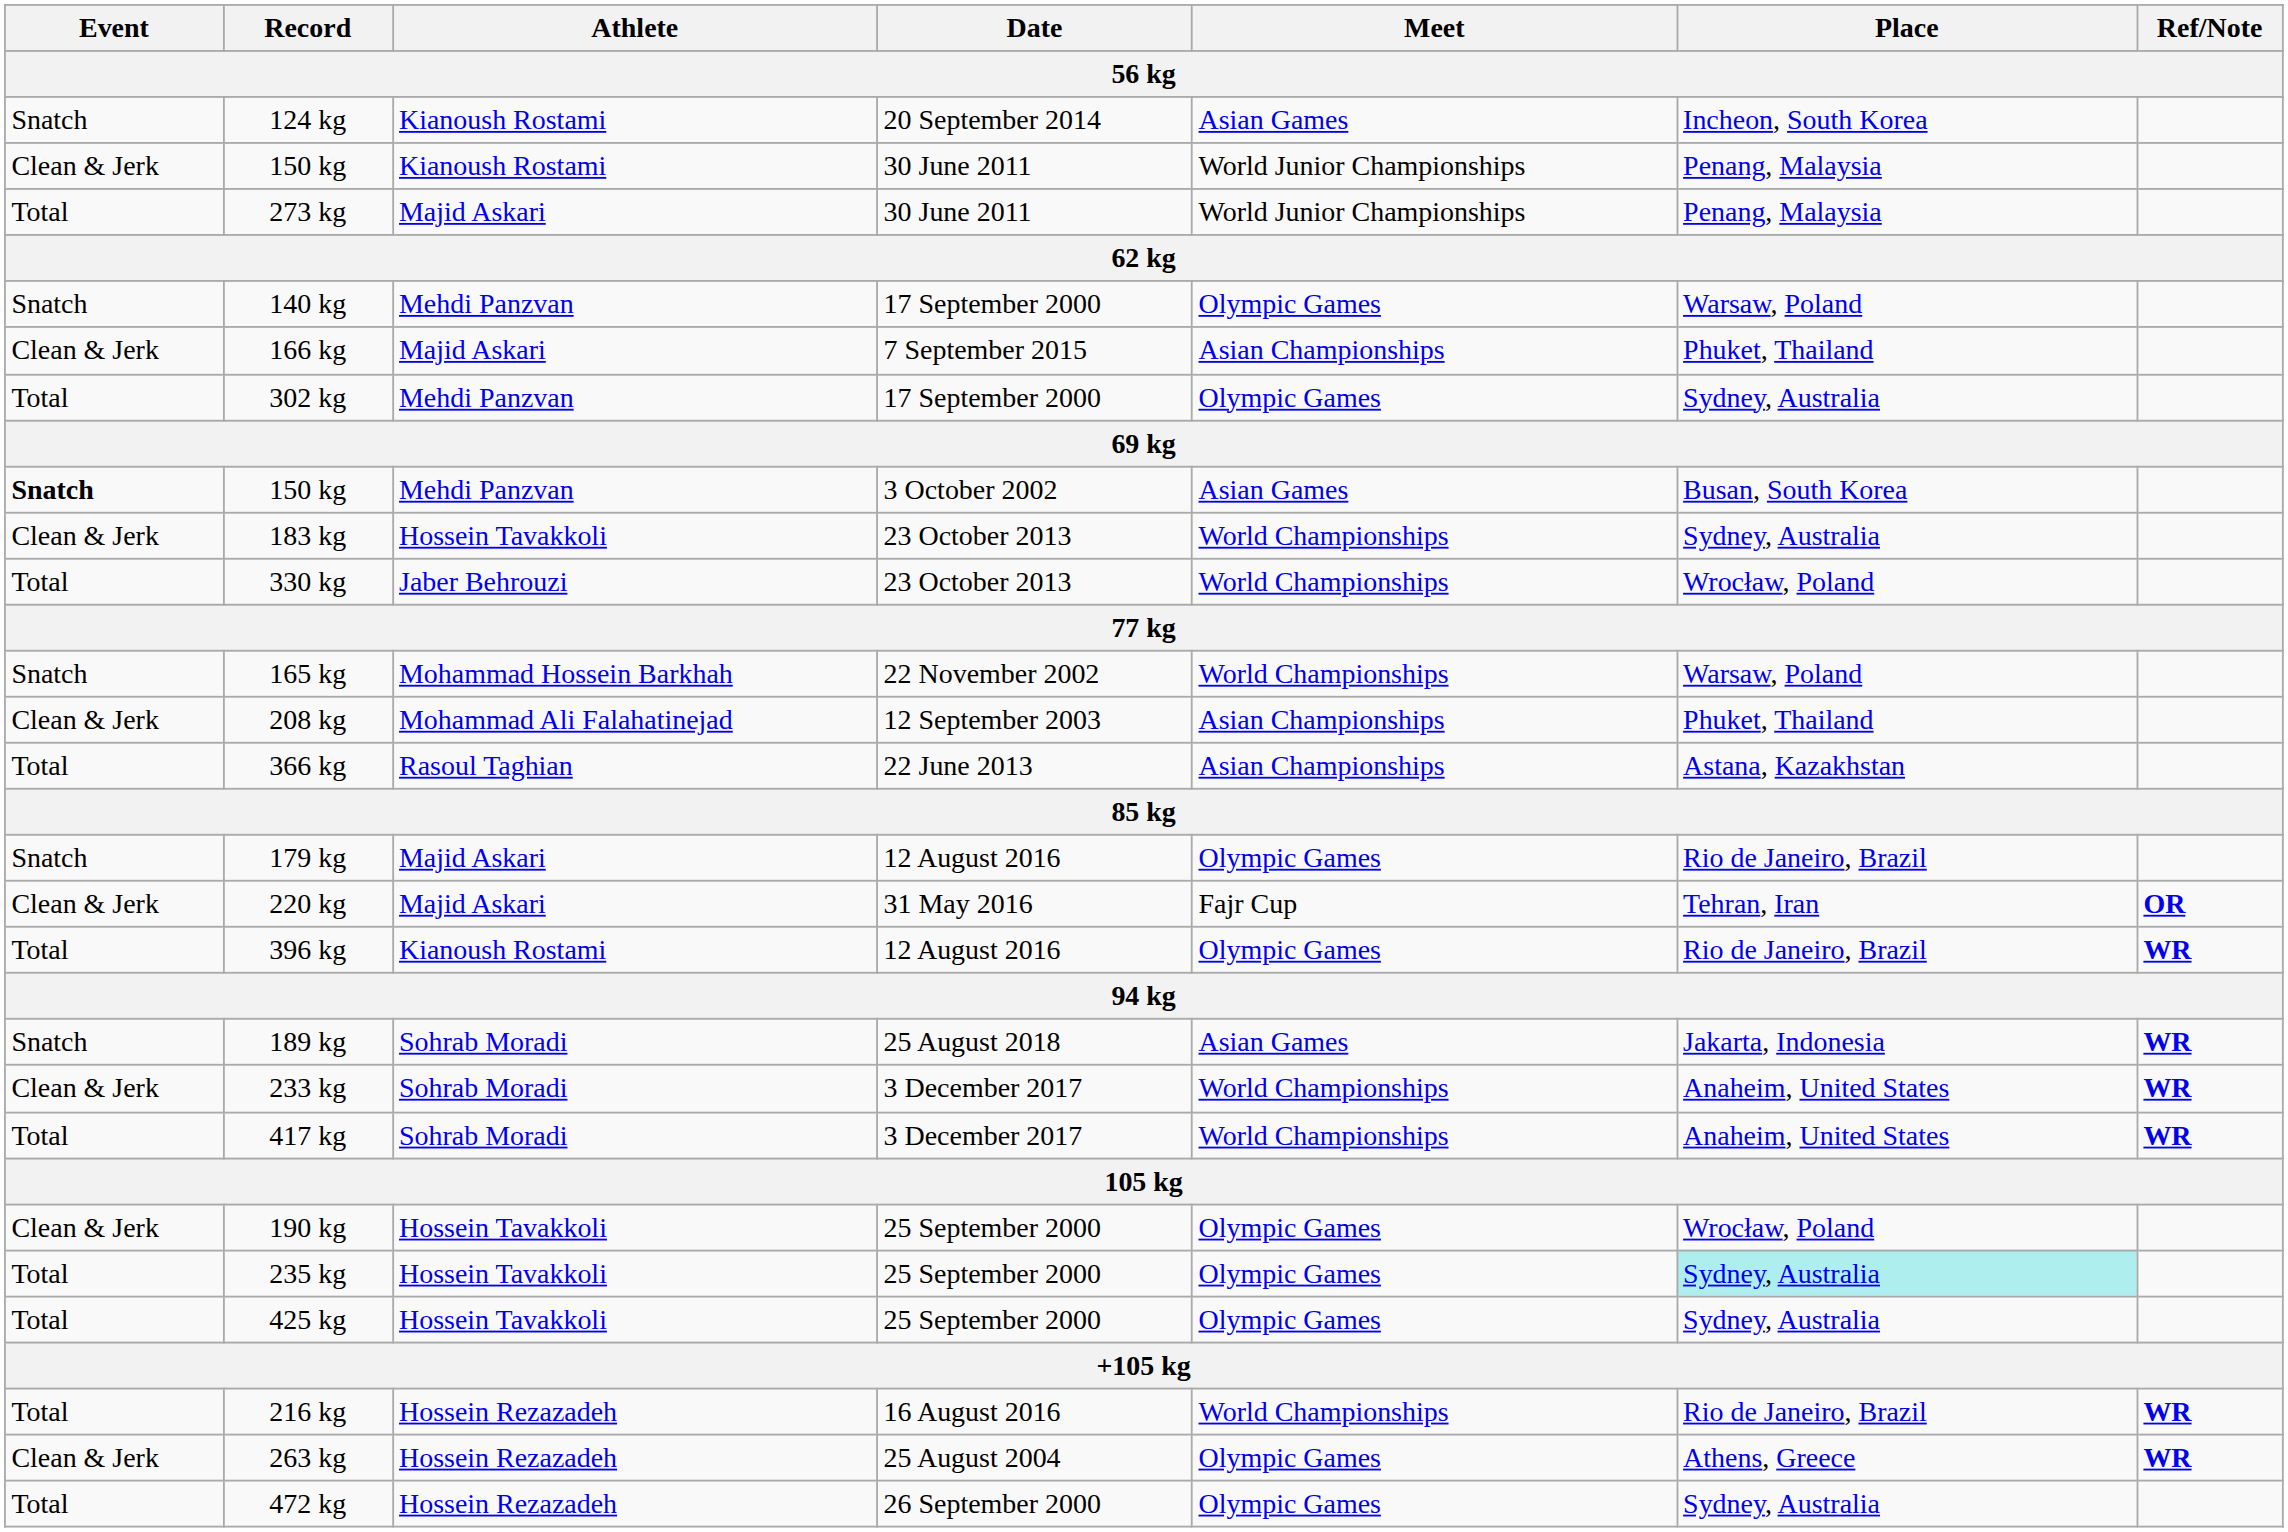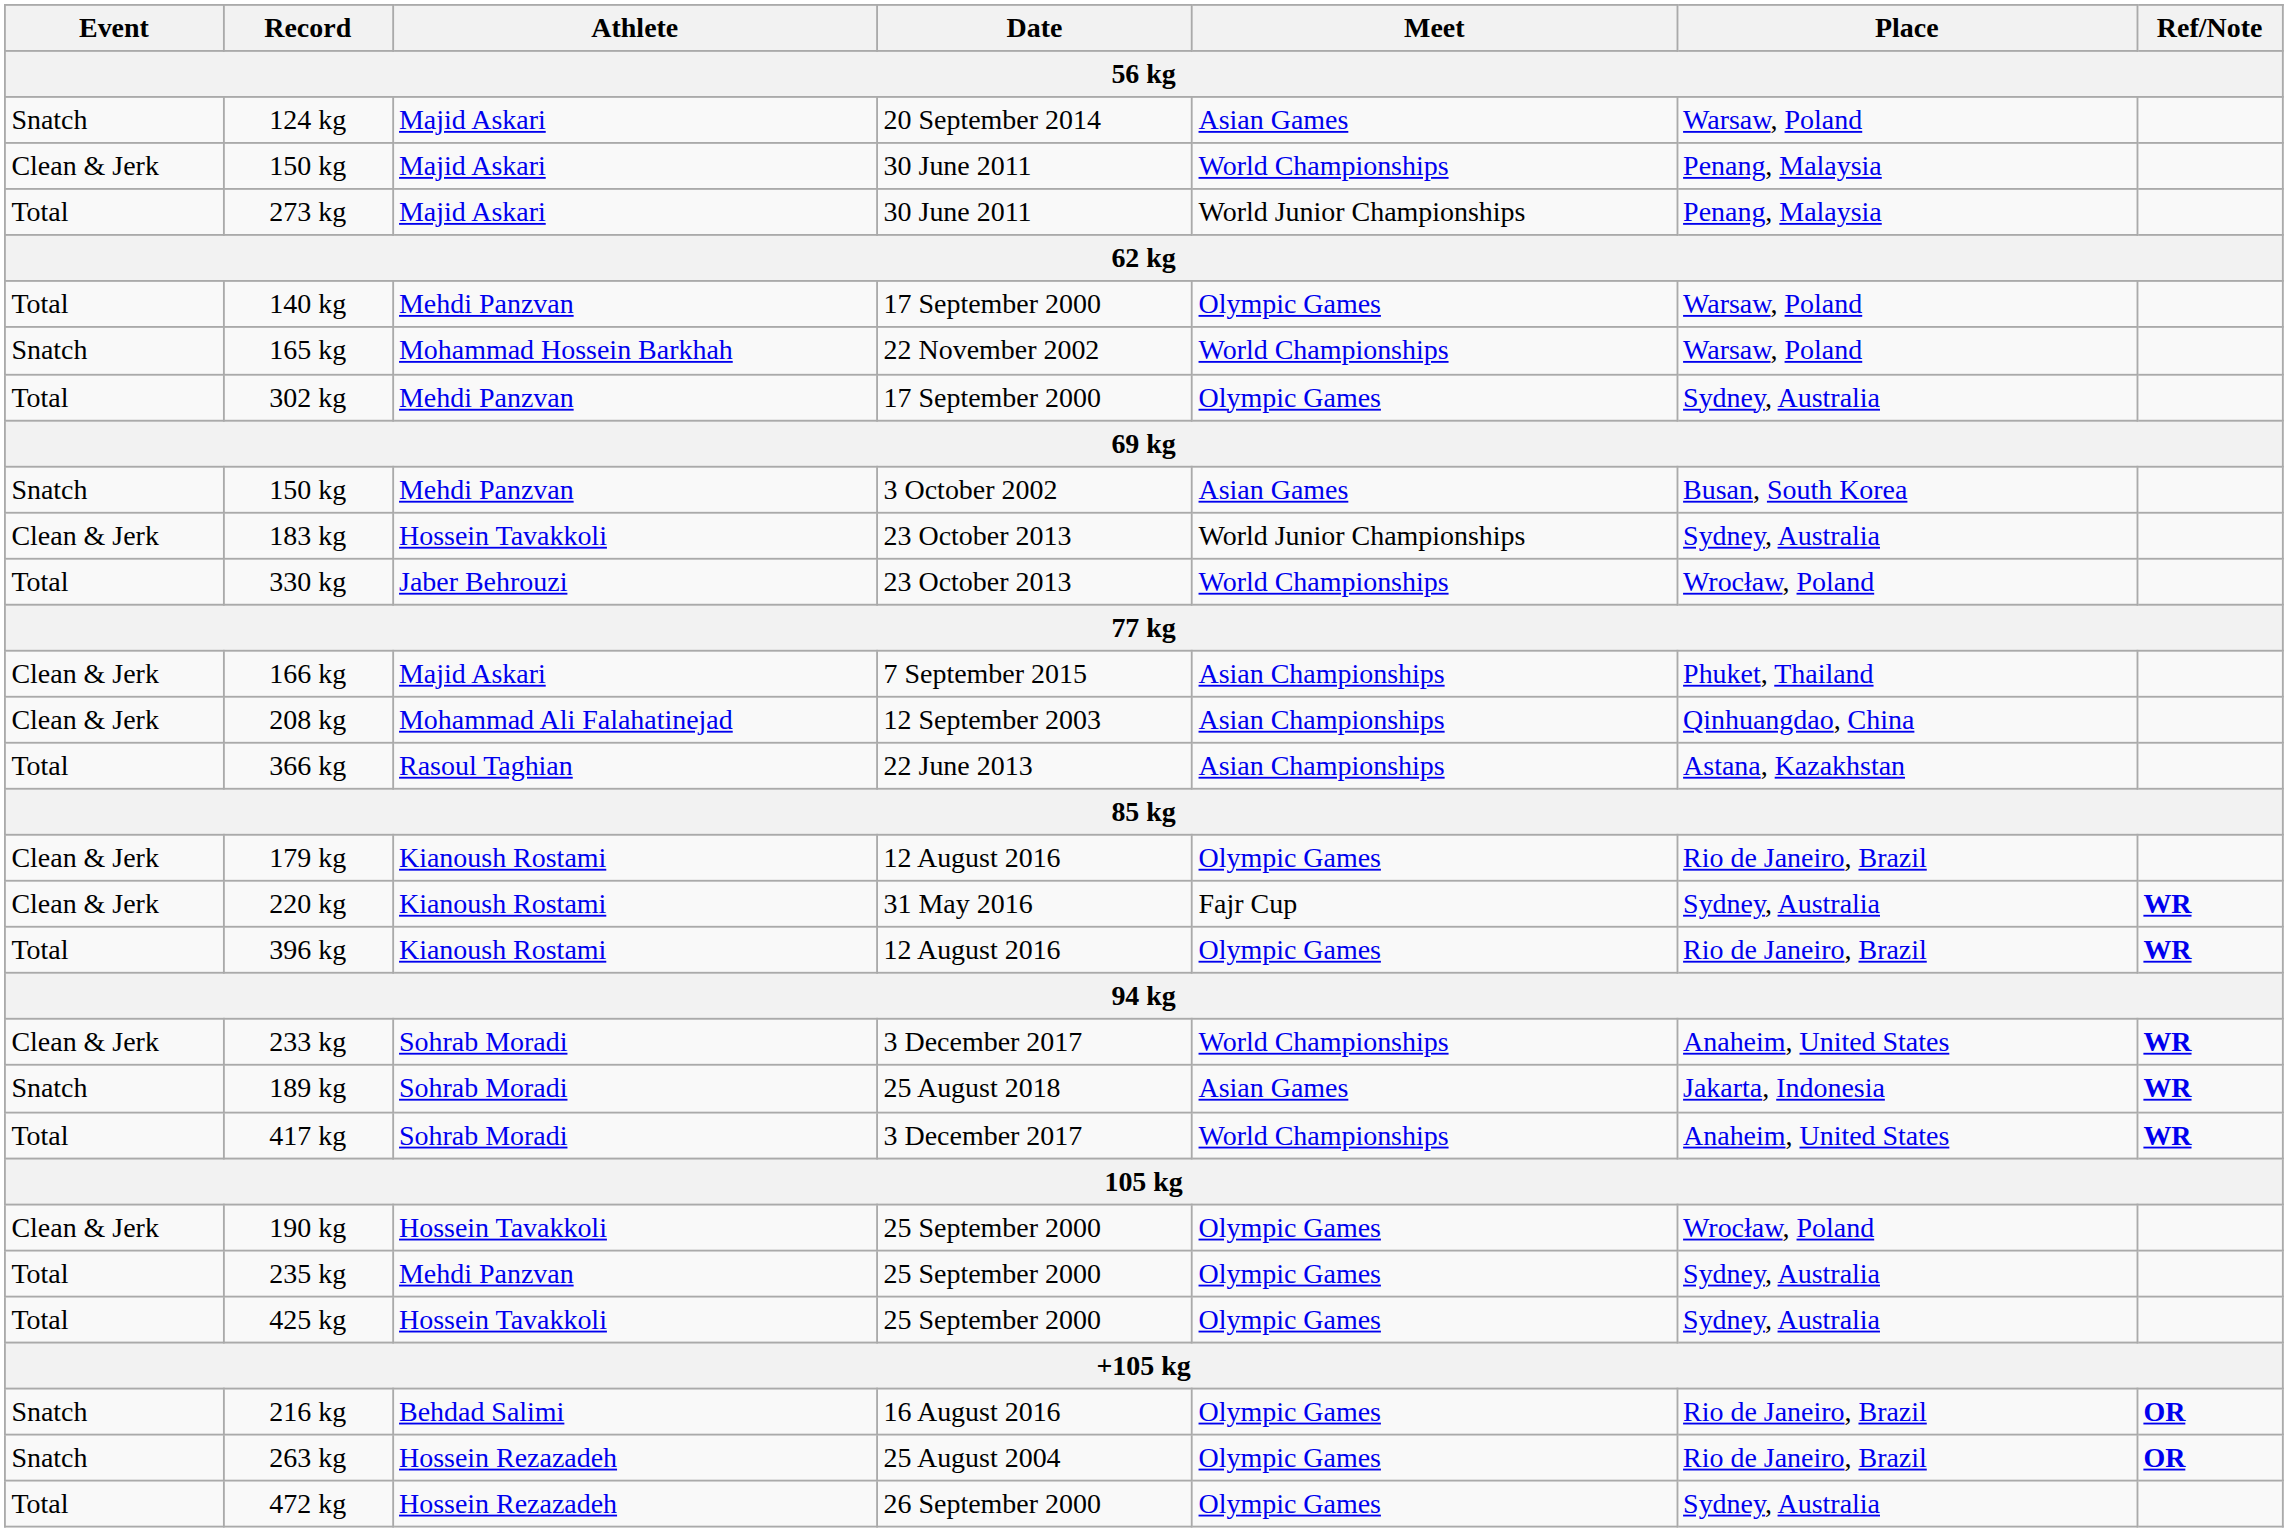(503, 119) Kianoush Rostami -> (472, 119) Majid Askari
(1805, 119) Incheon, South Korea -> (1773, 119) Warsaw, Poland
(503, 166) Kianoush Rostami -> (472, 166) Majid Askari
(1362, 166) World Junior Championships -> (1324, 166) World Championships
(49, 304) Snatch -> (40, 304) Total
rows swapped: (308, 350) <-> (308, 673)
(53, 488) bold -> (49, 488) normal
(1324, 535) World Championships -> (1362, 535) World Junior Championships
(1778, 719) Phuket, Thailand -> (1799, 719) Qinhuangdao, China
(49, 857) Snatch -> (85, 857) Clean & Jerk
(472, 857) Majid Askari -> (503, 857) Kianoush Rostami
(472, 903) Majid Askari -> (503, 903) Kianoush Rostami
(1751, 903) Tehran, Iran -> (1782, 903) Sydney, Australia
(2164, 903) OR -> (2167, 903) WR
rows swapped: (308, 1042) <-> (308, 1088)
(503, 1272) Hossein Tavakkoli -> (486, 1272) Mehdi Panzvan
(1782, 1272) paleturquoise background -> (1782, 1272) no background
(40, 1411) Total -> (49, 1411) Snatch
(508, 1411) Hossein Rezazadeh -> (482, 1411) Behdad Salimi
(1324, 1411) World Championships -> (1290, 1411) Olympic Games
(2167, 1411) WR -> (2164, 1411) OR
(85, 1457) Clean & Jerk -> (49, 1457) Snatch
(1769, 1457) Athens, Greece -> (1805, 1457) Rio de Janeiro, Brazil
(2167, 1457) WR -> (2164, 1457) OR
